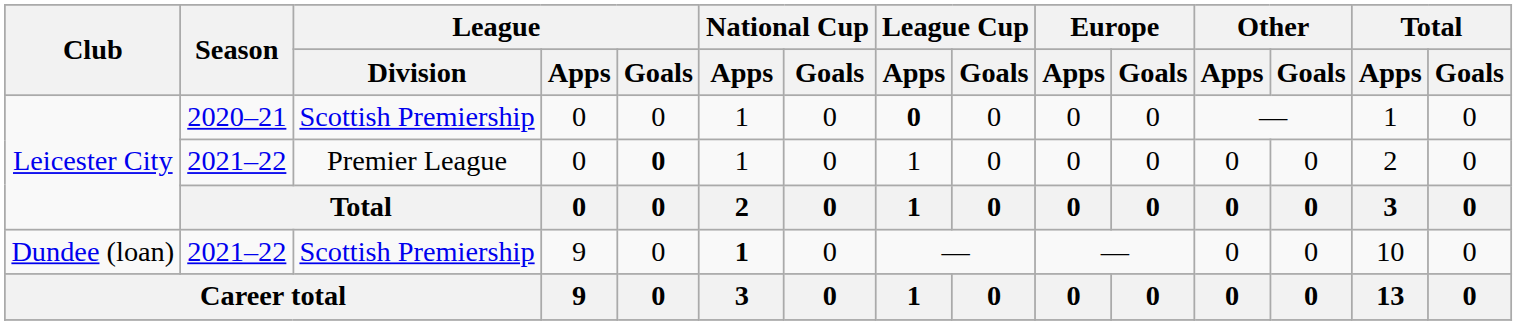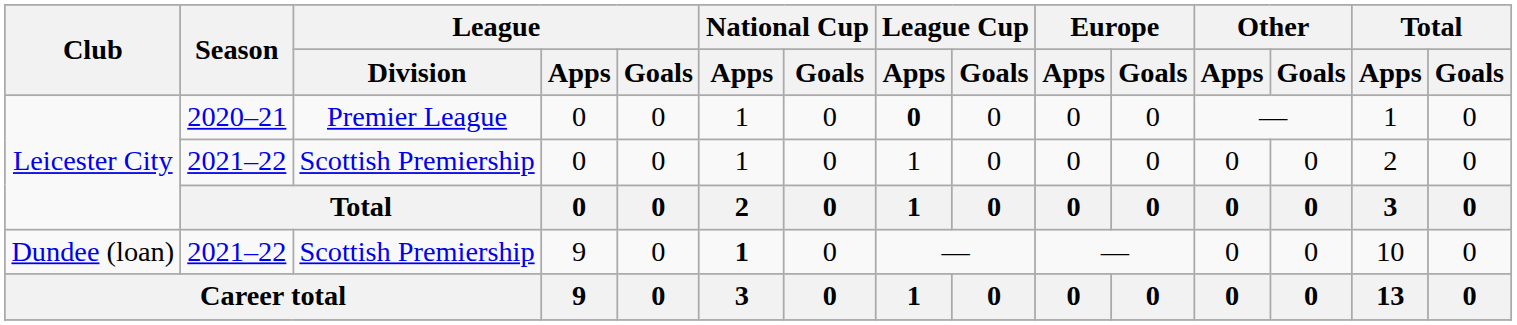(417, 116) Scottish Premiership -> (417, 116) Premier League
(417, 161) Premier League -> (417, 161) Scottish Premiership
(658, 161) bold -> (658, 161) normal
